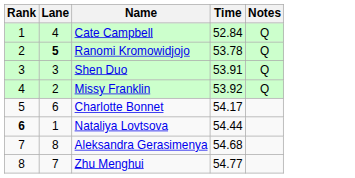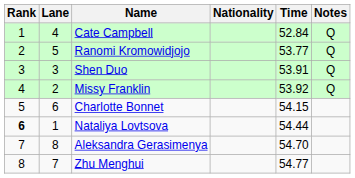+ column: (243, 13)
(55, 51) bold -> (55, 51) normal
(228, 51) 53.78 -> (294, 51) 53.77
(228, 107) 54.17 -> (294, 107) 54.15
(228, 145) 54.68 -> (294, 145) 54.70
